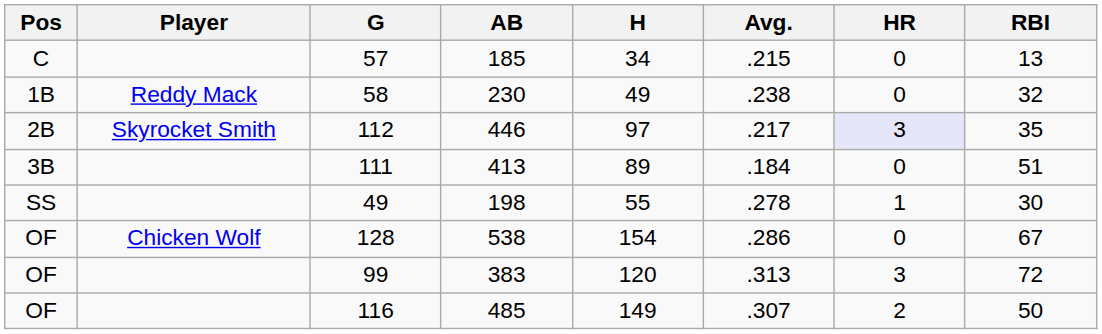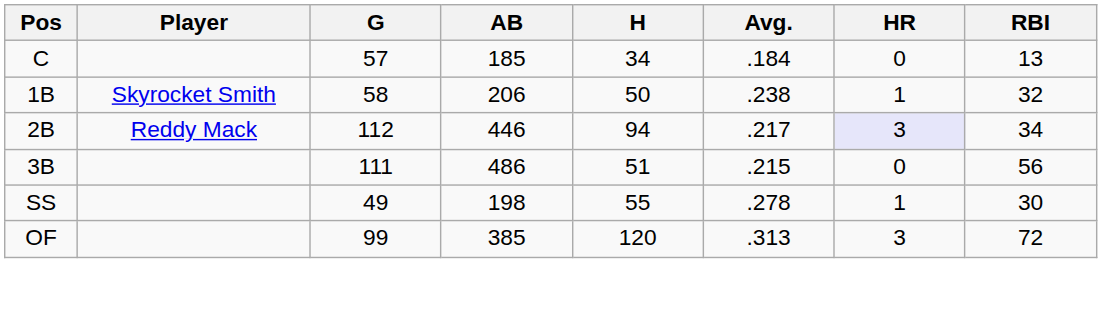(769, 58) .215 -> (769, 58) .184
(194, 94) Reddy Mack -> (194, 94) Skyrocket Smith
(507, 94) 230 -> (507, 94) 206
(638, 94) 49 -> (638, 94) 50
(900, 94) 0 -> (900, 94) 1
(194, 130) Skyrocket Smith -> (194, 130) Reddy Mack
(638, 130) 97 -> (638, 130) 94
(1031, 130) 35 -> (1031, 130) 34
(507, 166) 413 -> (507, 166) 486
(638, 166) 89 -> (638, 166) 51
(769, 166) .184 -> (769, 166) .215
(1031, 166) 51 -> (1031, 166) 56
- row: (376, 238)
(507, 274) 383 -> (507, 238) 385
- row: (376, 310)
